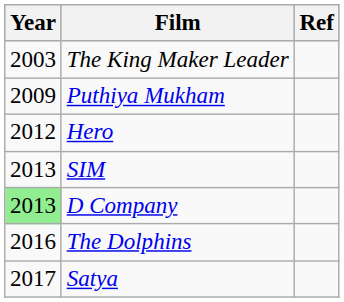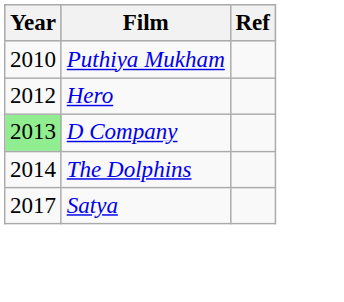- row: (178, 59)
(33, 95) 2009 -> (33, 59) 2010
- row: (86, 168)
(33, 242) 2016 -> (33, 168) 2014
